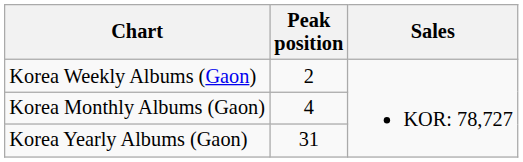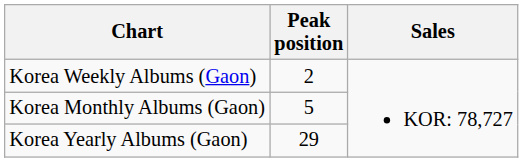(309, 107) 4 -> (309, 107) 5
(309, 140) 31 -> (309, 140) 29
